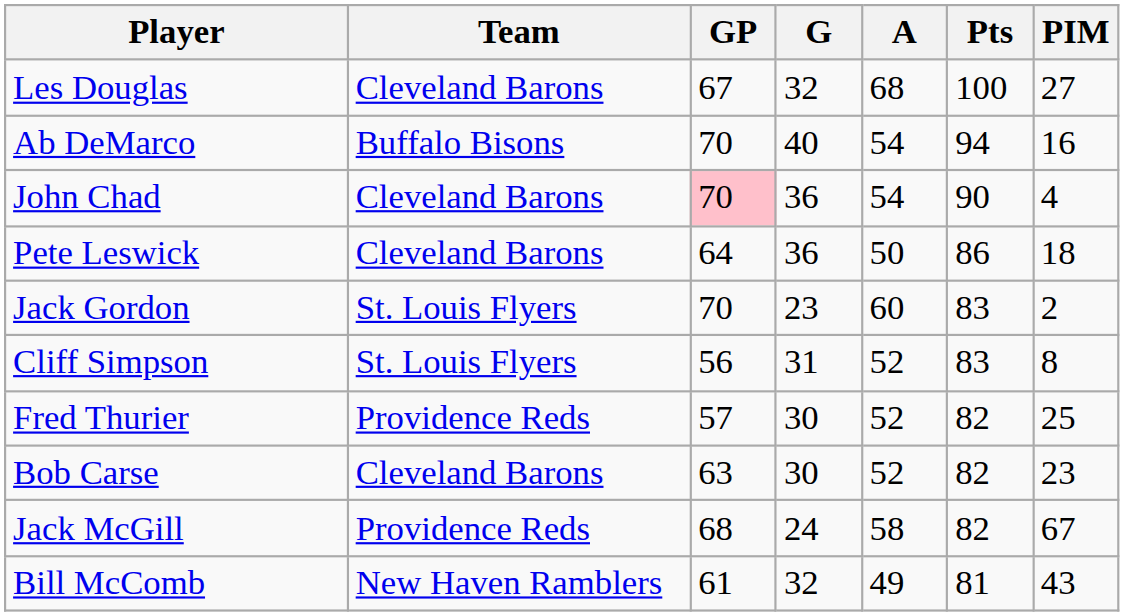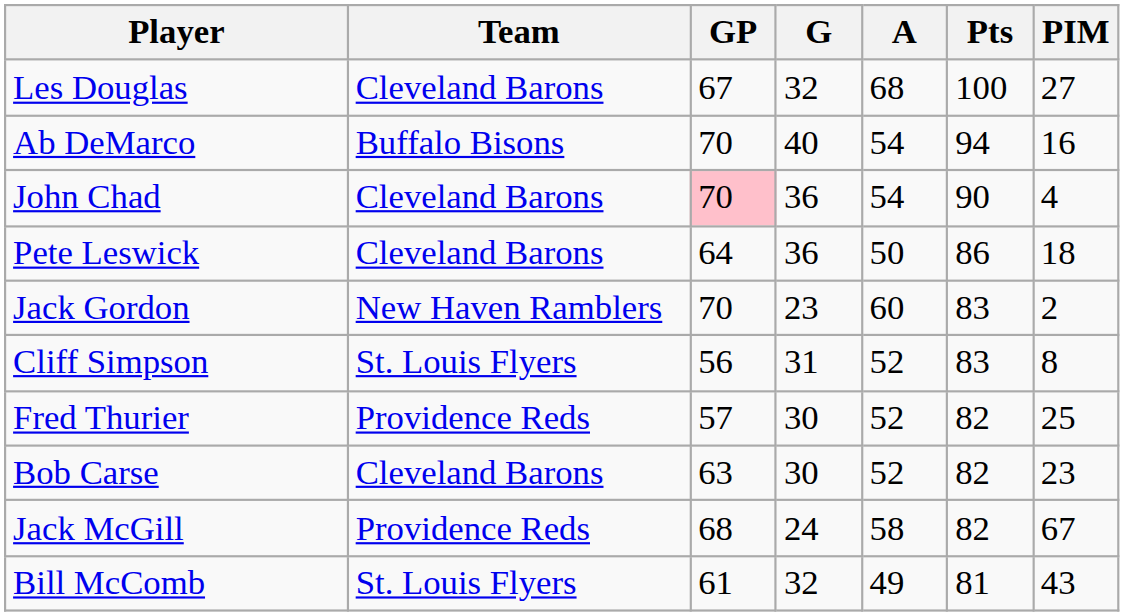(466, 307) St. Louis Flyers -> (509, 307) New Haven Ramblers
(509, 582) New Haven Ramblers -> (466, 582) St. Louis Flyers
